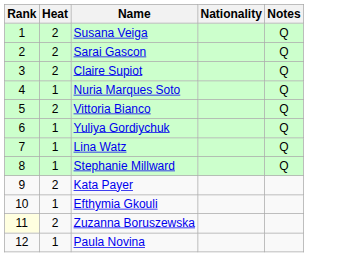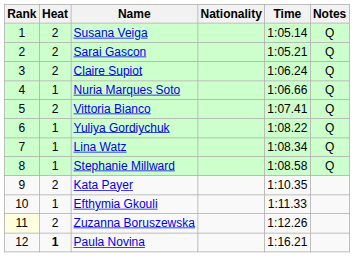+ column: (287, 14)
(55, 242) normal -> (55, 242) bold
